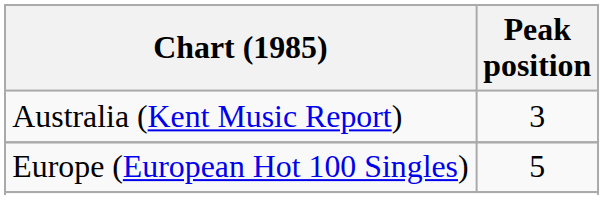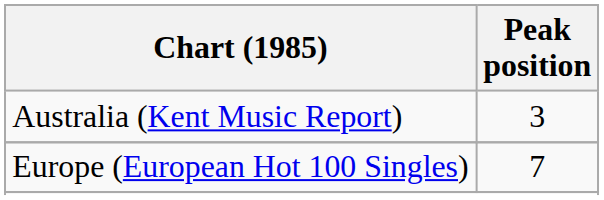(537, 166) 5 -> (537, 166) 7
